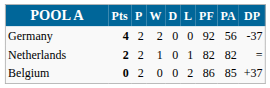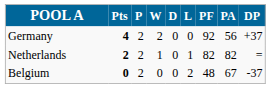(254, 35) -37 -> (253, 35) +37
(209, 73) 86 -> (209, 73) 48
(231, 73) 85 -> (231, 73) 67
(253, 73) +37 -> (254, 73) -37
